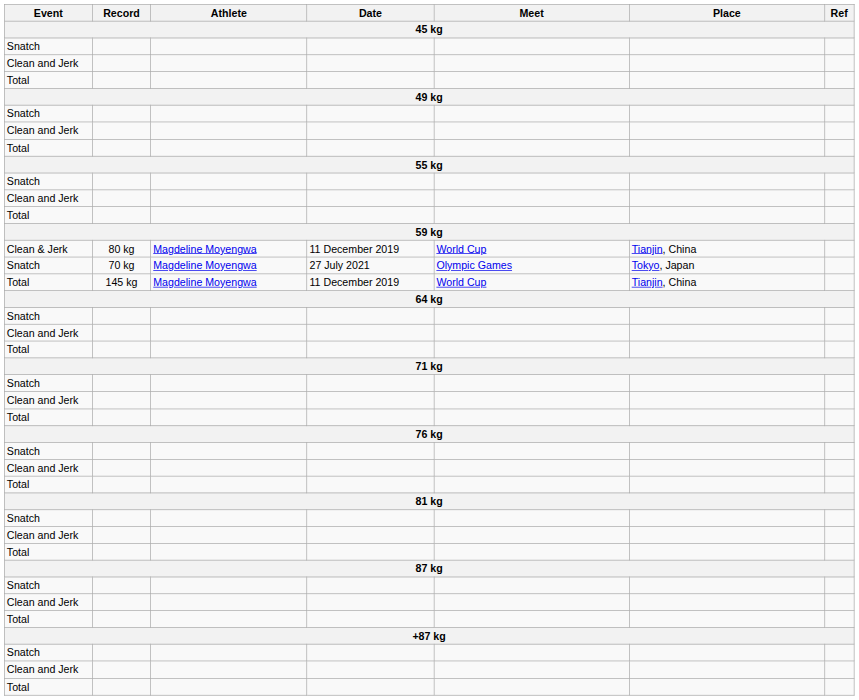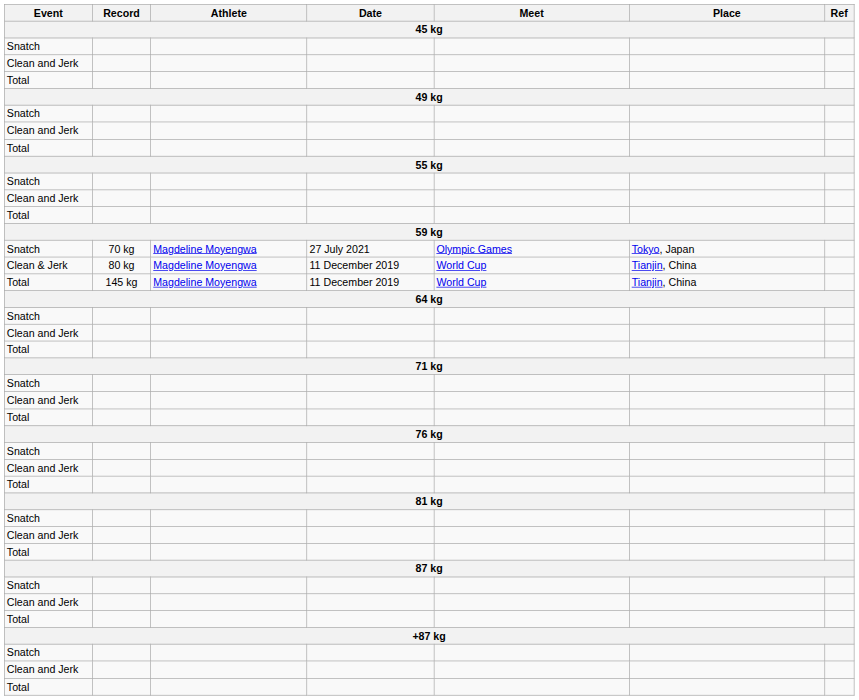rows swapped: (23, 266) <-> (37, 249)
